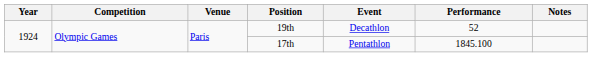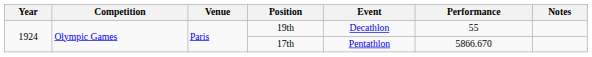(474, 28) 52 -> (474, 28) 55
(474, 44) 1845.100 -> (474, 44) 5866.670
